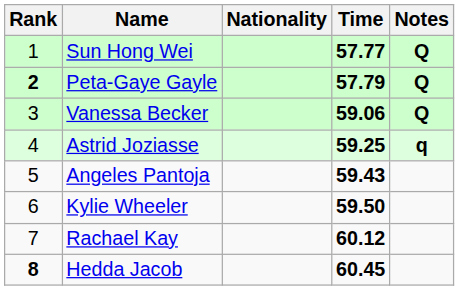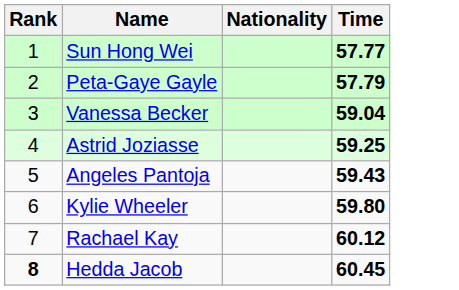- column: (422, 20)
(33, 82) bold -> (33, 82) normal
(361, 113) 59.06 -> (361, 113) 59.04
(361, 207) 59.50 -> (361, 207) 59.80
